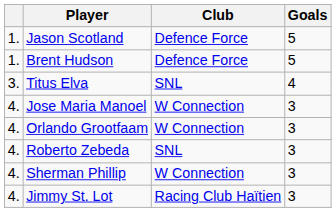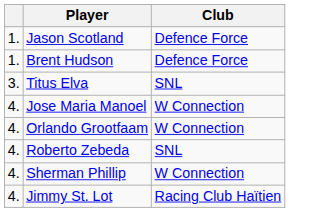- column: (308, 15)
